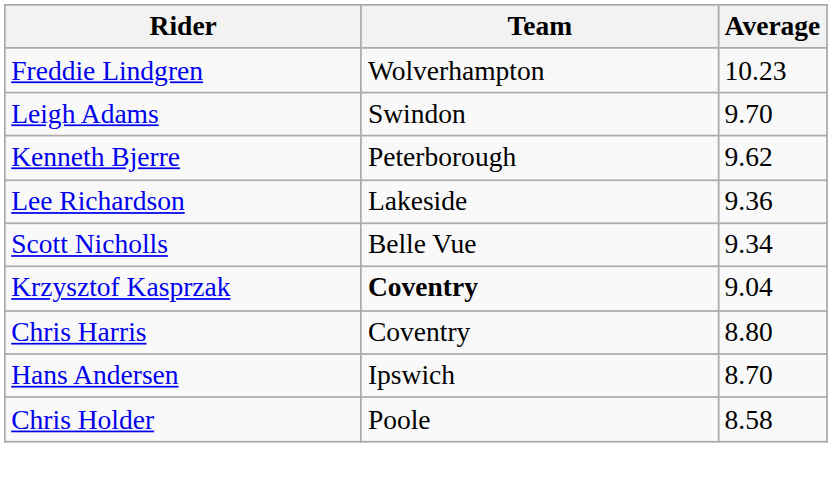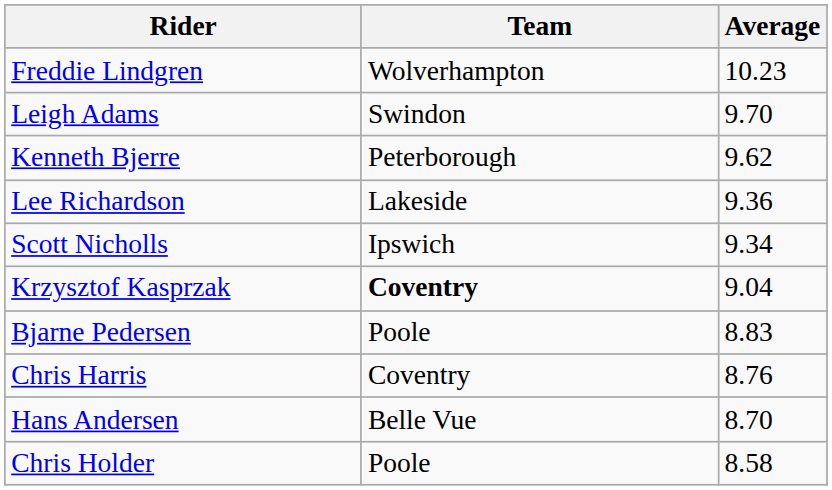(422, 244) Belle Vue -> (411, 244) Ipswich
+ row: (101, 331)
(749, 331) 8.80 -> (749, 375) 8.76
(411, 375) Ipswich -> (422, 419) Belle Vue
